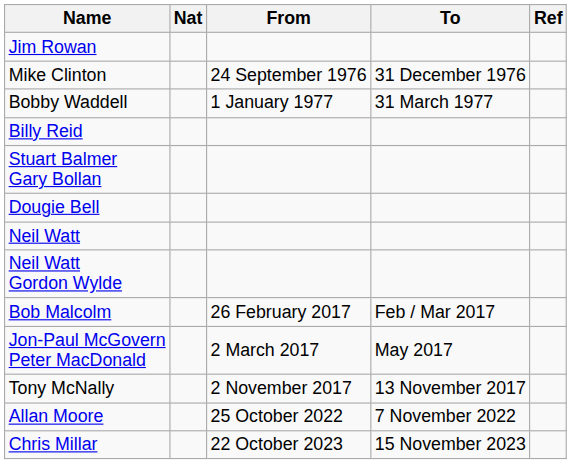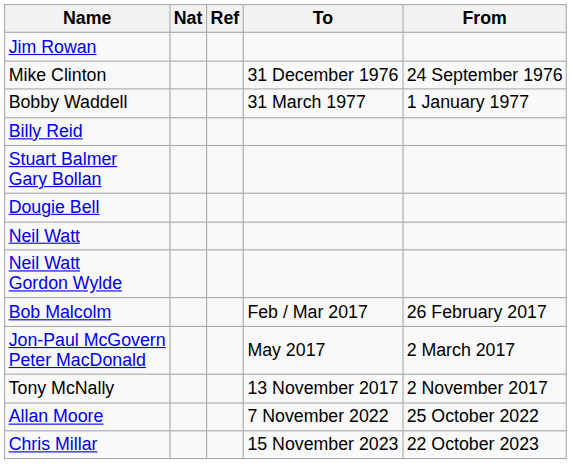columns swapped: (289, 18) <-> (548, 18)
